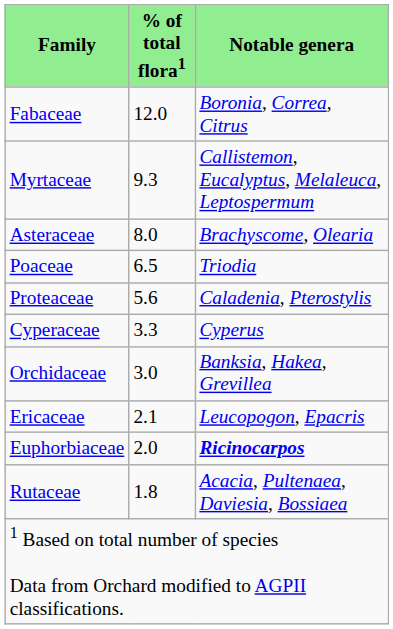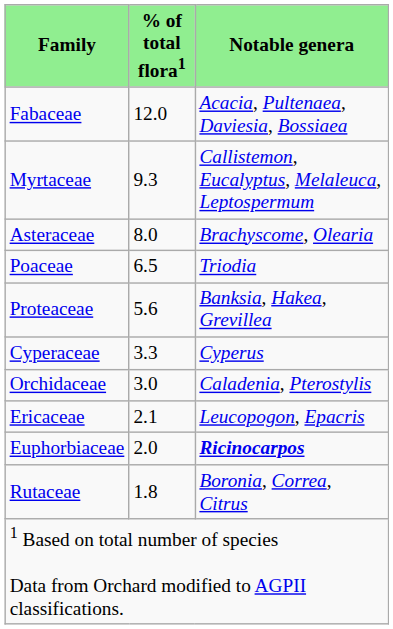(265, 114) Boronia, Correa, Citrus -> (273, 114) Acacia, Pultenaea, Daviesia, Bossiaea
(285, 298) Caladenia, Pterostylis -> (263, 309) Banksia, Hakea, Grevillea
(263, 373) Banksia, Hakea, Grevillea -> (285, 384) Caladenia, Pterostylis
(273, 491) Acacia, Pultenaea, Daviesia, Bossiaea -> (265, 491) Boronia, Correa, Citrus
